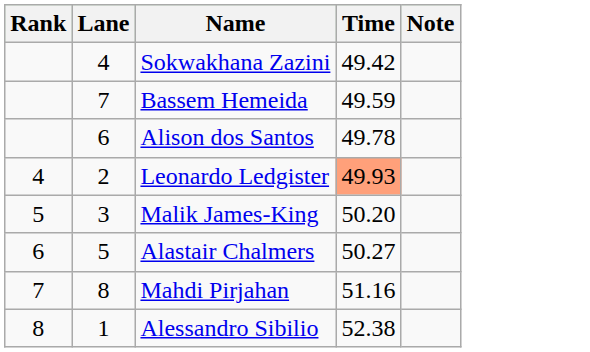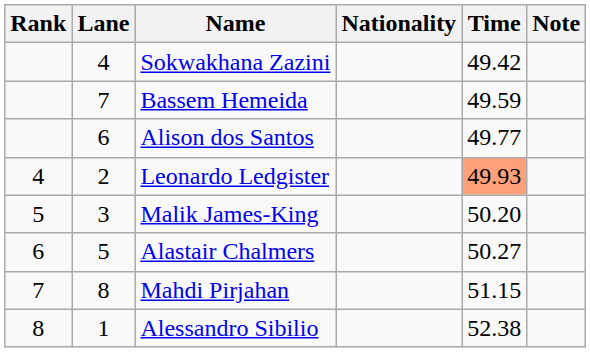+ column: (399, 23)
(368, 137) 49.78 -> (494, 137) 49.77
(368, 289) 51.16 -> (494, 289) 51.15
